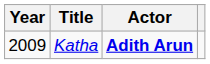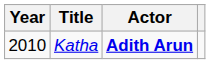(27, 44) 2009 -> (27, 44) 2010
